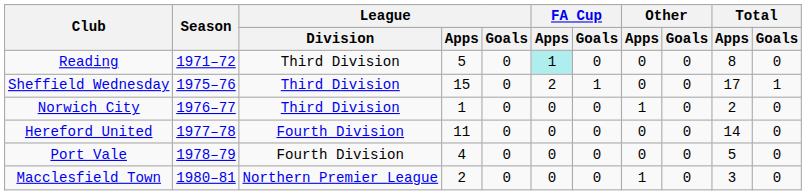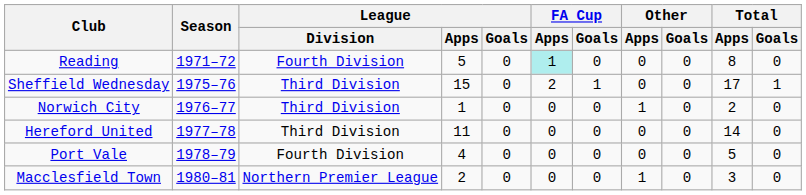(340, 62) Third Division -> (340, 62) Fourth Division
(340, 132) Fourth Division -> (340, 132) Third Division
